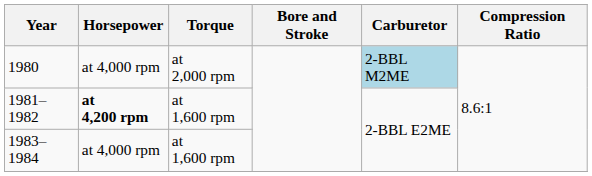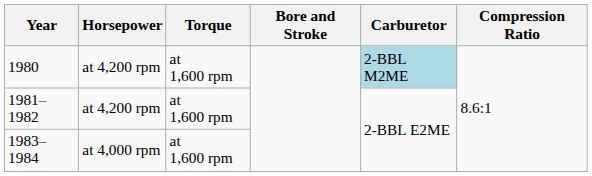(121, 66) at 4,000 rpm -> (121, 66) at 4,200 rpm
(203, 66) at 2,000 rpm -> (201, 66) at 1,600 rpm
(115, 108) bold -> (121, 108) normal
